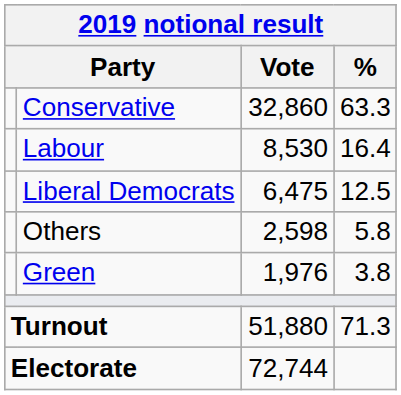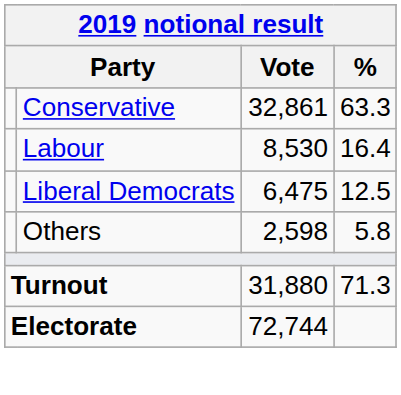(288, 107) 32,860 -> (288, 107) 32,861
- row: (59, 273)
(288, 326) 51,880 -> (288, 285) 31,880
